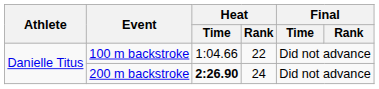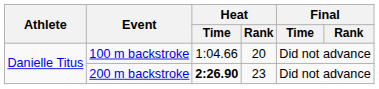(259, 54) 22 -> (259, 54) 20
(259, 74) 24 -> (259, 74) 23
